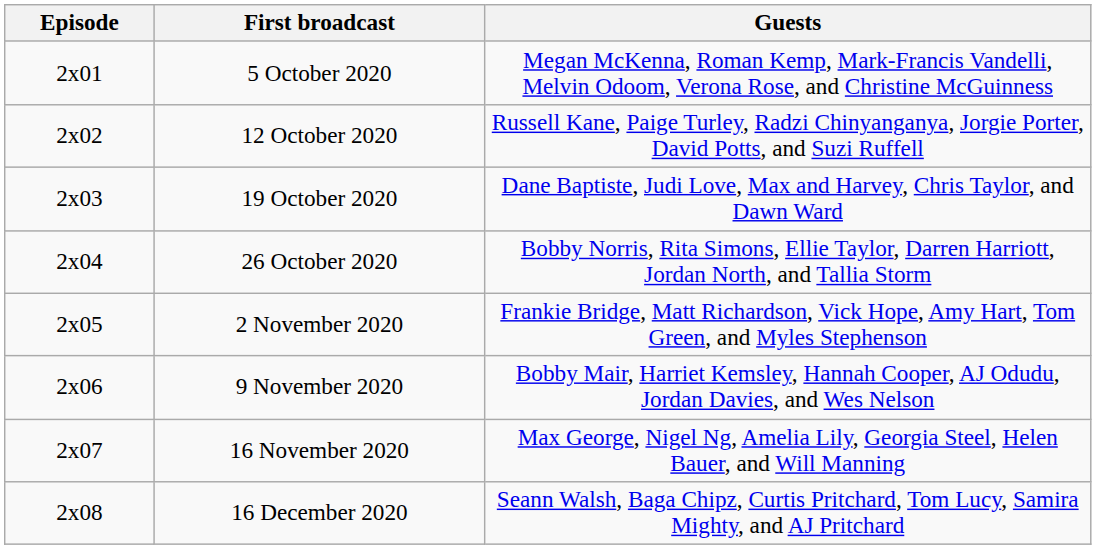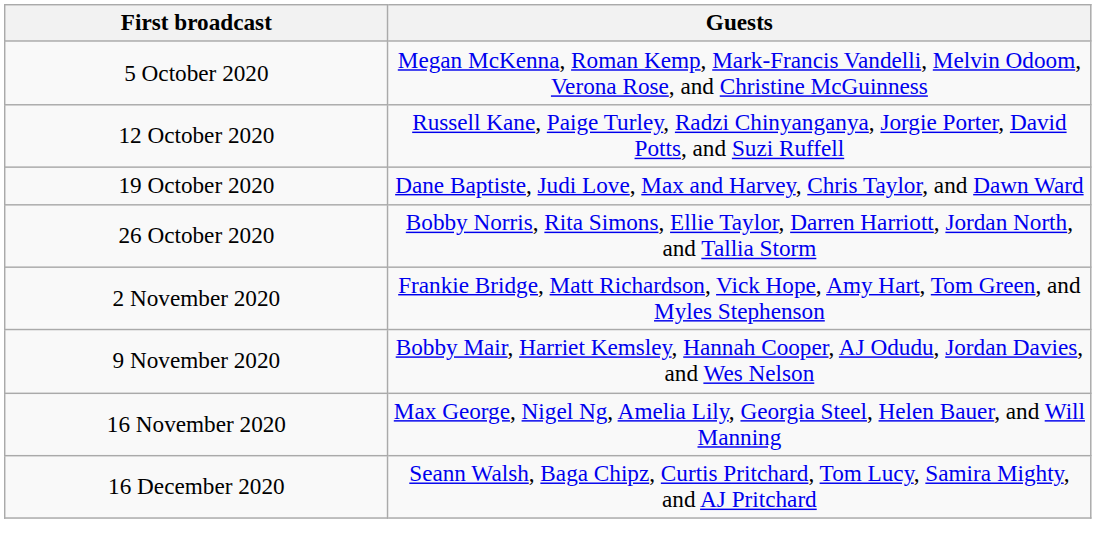- column: (79, 22)
